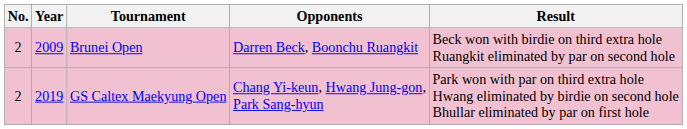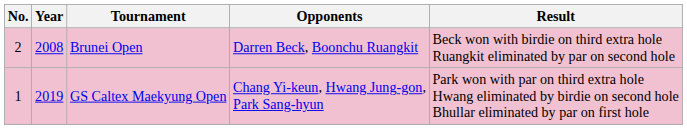(49, 48) 2009 -> (49, 48) 2008
(18, 96) 2 -> (18, 96) 1
